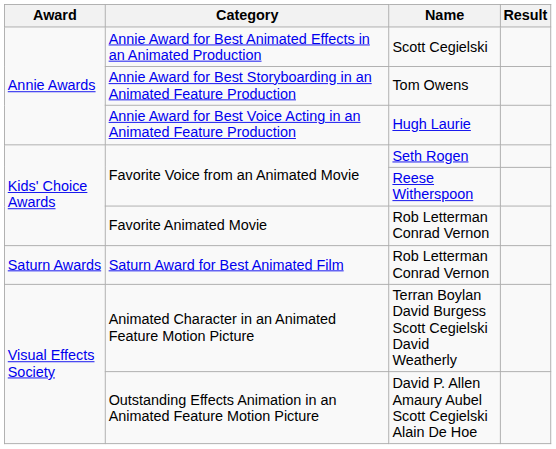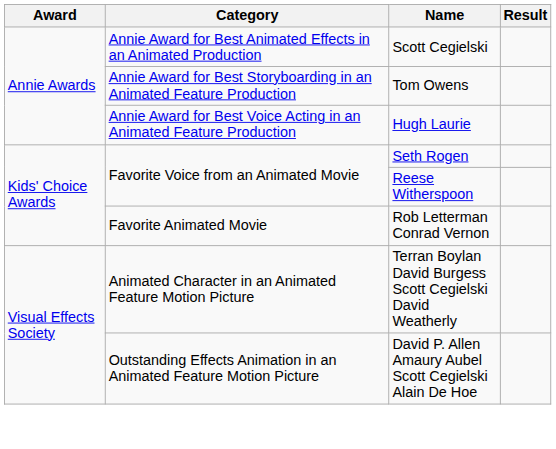- row: (226, 264)
